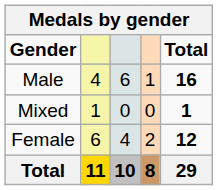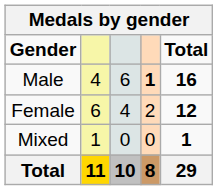(150, 80) normal -> (150, 80) bold
rows swapped: (43, 140) <-> (43, 110)
